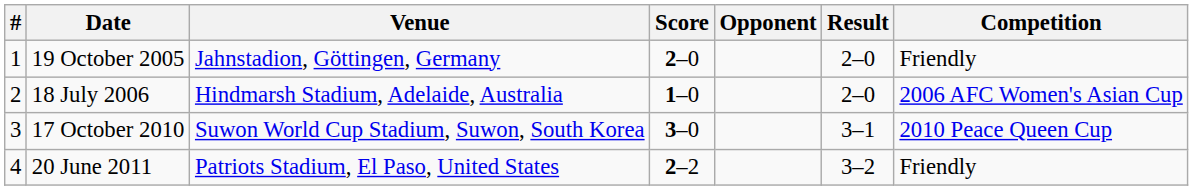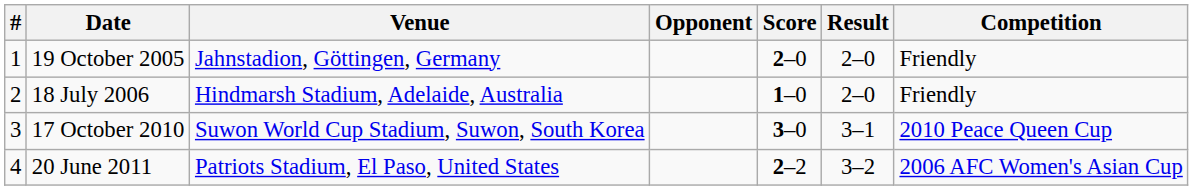columns swapped: (768, 22) <-> (682, 22)
(1041, 94) 2006 AFC Women's Asian Cup -> (938, 94) Friendly
(938, 166) Friendly -> (1041, 166) 2006 AFC Women's Asian Cup
